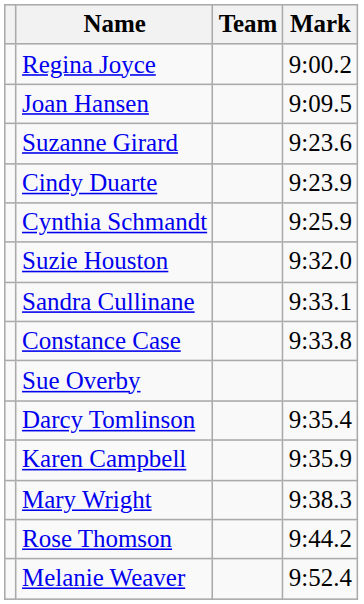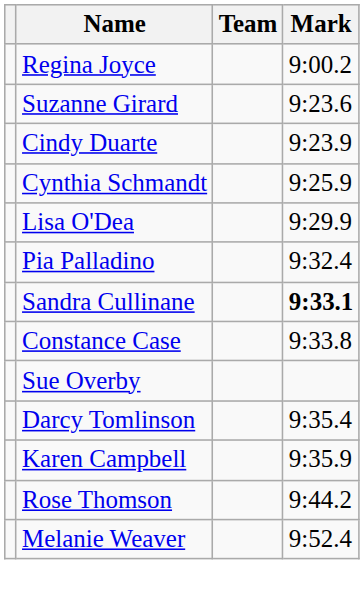- row: (85, 103)
+ row: (78, 222)
- row: (95, 261)
+ row: (88, 261)
(320, 301) normal -> (321, 301) bold
- row: (87, 499)
